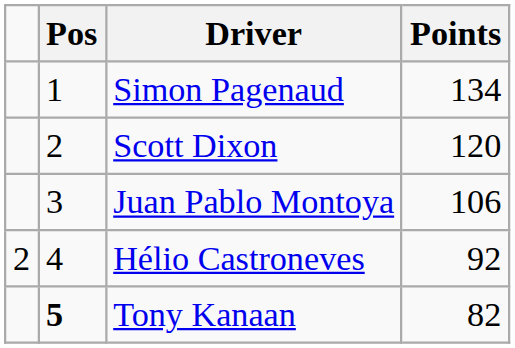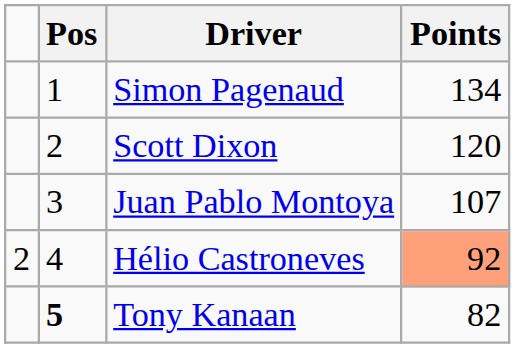(476, 202) 106 -> (476, 202) 107
(484, 258) no background -> (484, 258) lightsalmon background
